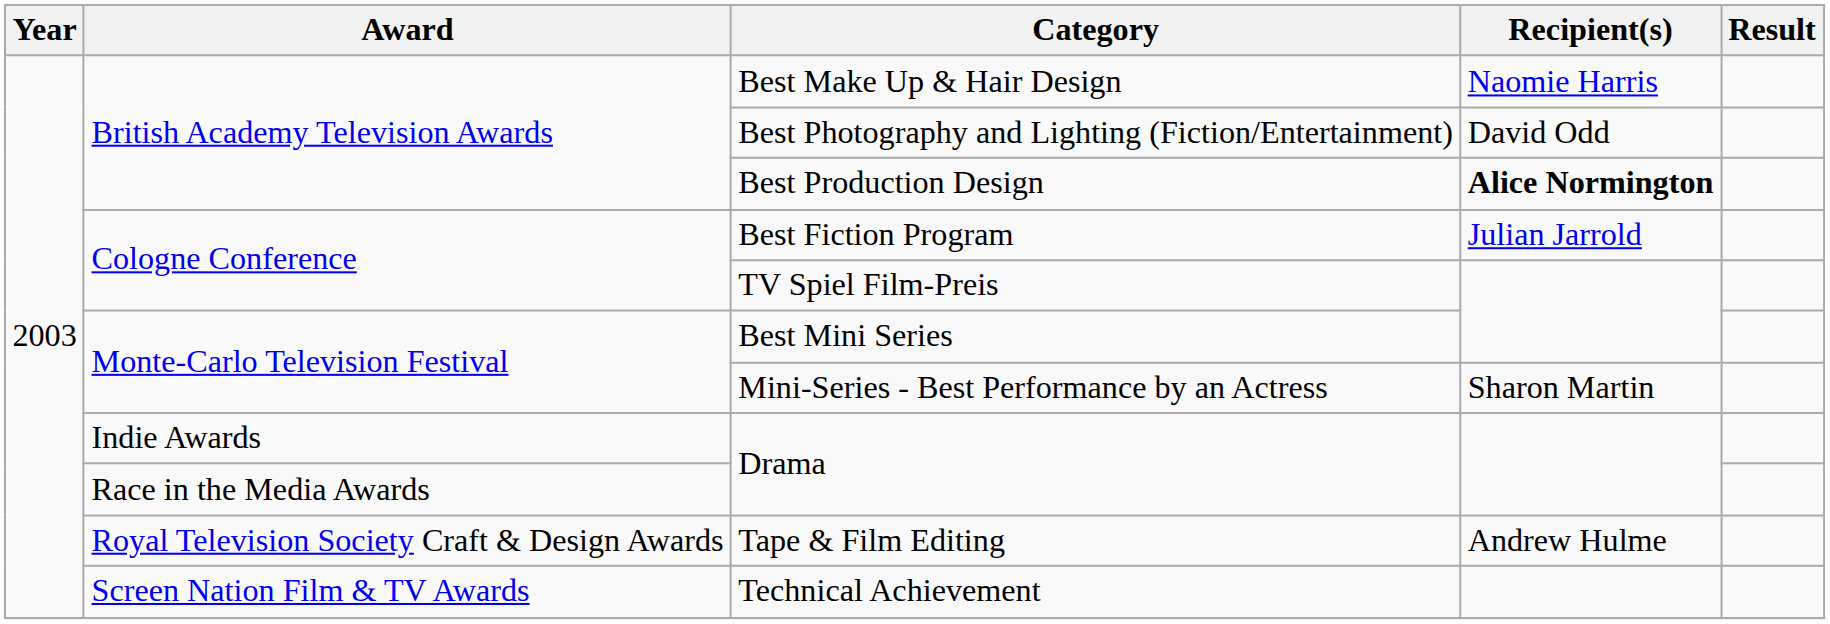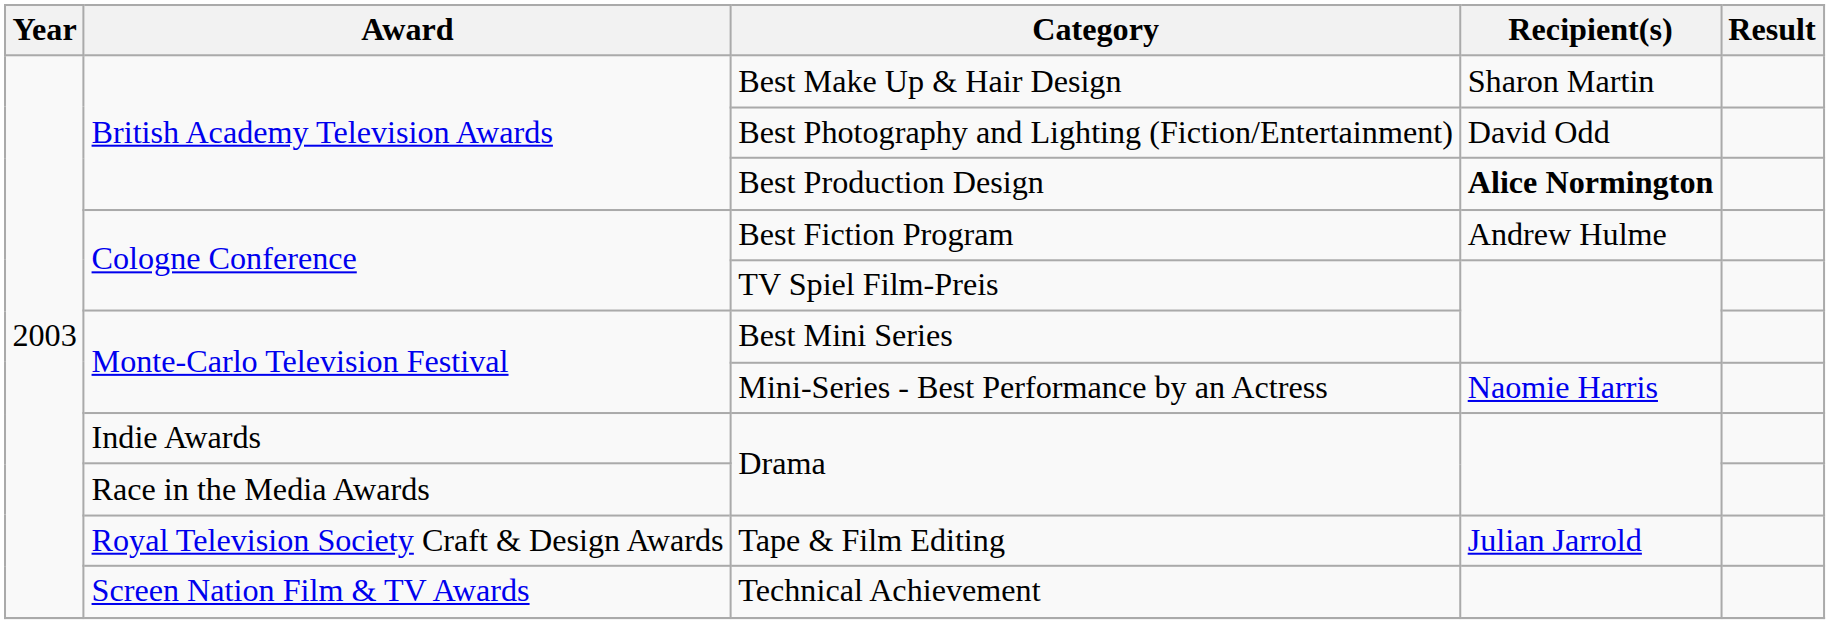(1563, 81) Naomie Harris -> (1561, 81) Sharon Martin
(1555, 234) Julian Jarrold -> (1567, 234) Andrew Hulme
(1561, 387) Sharon Martin -> (1563, 387) Naomie Harris
(1567, 540) Andrew Hulme -> (1555, 540) Julian Jarrold
